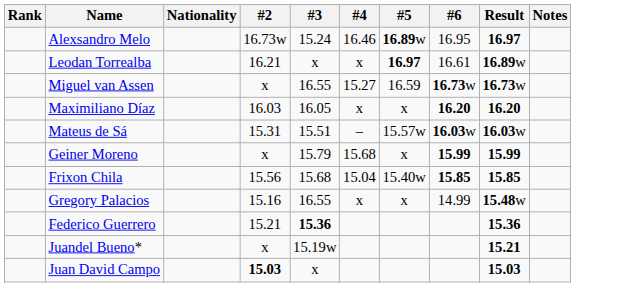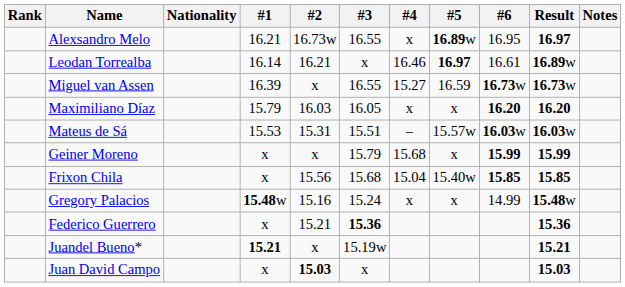+ column: (265, 16)
(315, 39) 15.24 -> (365, 39) 16.55
(359, 39) 16.46 -> (409, 39) x
(359, 62) x -> (409, 62) 16.46
(315, 200) 16.55 -> (365, 200) 15.24
